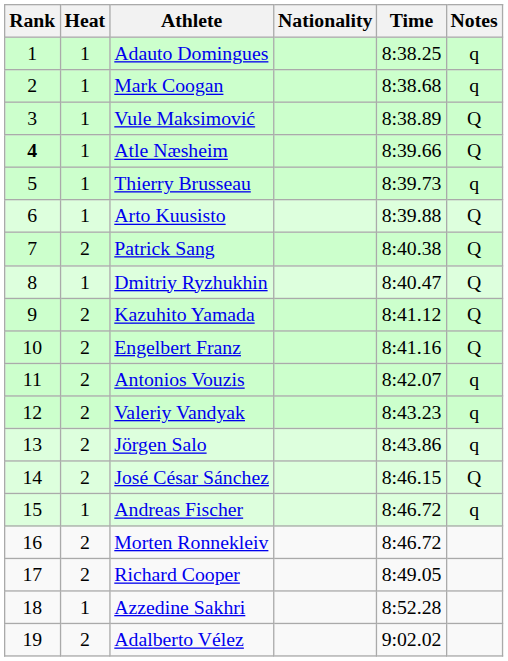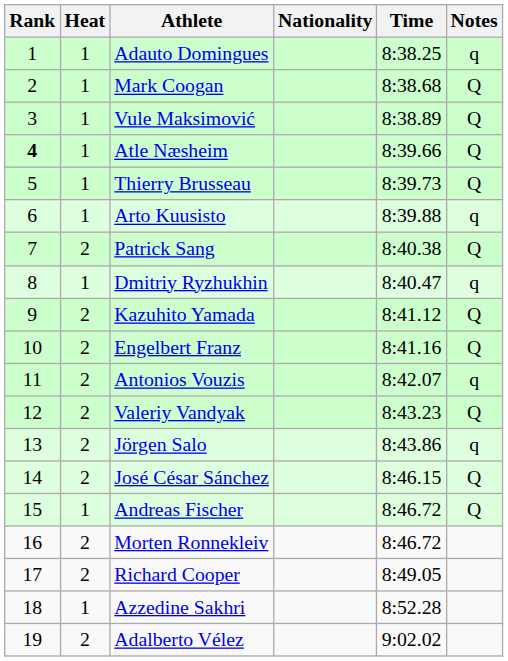(474, 86) q -> (474, 86) Q
(474, 183) q -> (474, 183) Q
(474, 216) Q -> (474, 216) q
(474, 281) Q -> (474, 281) q
(474, 411) q -> (474, 411) Q
(474, 509) q -> (474, 509) Q
